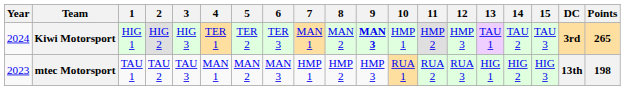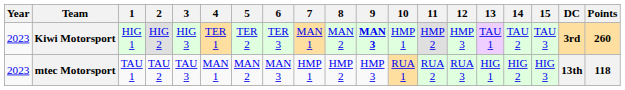(18, 38) 2024 -> (18, 38) 2023
(602, 38) 265 -> (602, 38) 260
(602, 69) 198 -> (602, 69) 118
